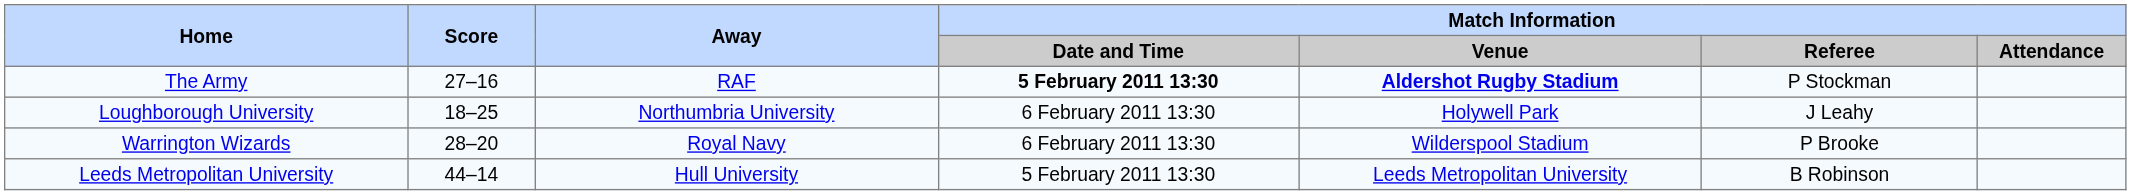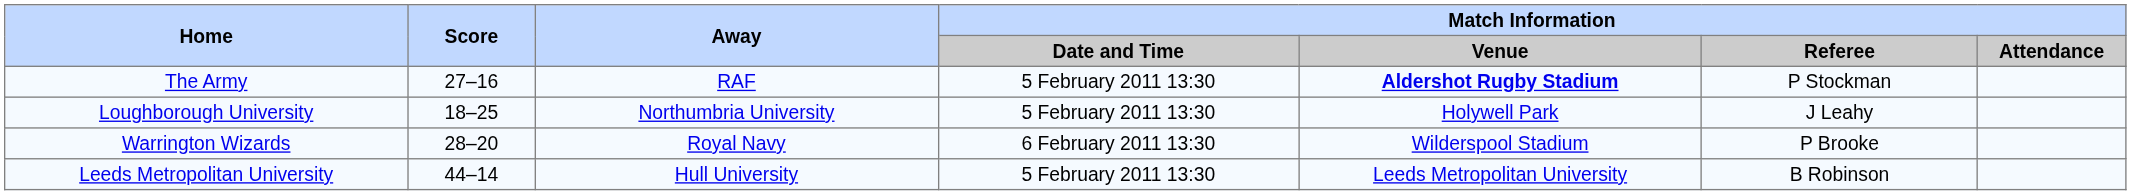(1118, 82) bold -> (1118, 82) normal
(1118, 113) 6 February 2011 13:30 -> (1118, 113) 5 February 2011 13:30
